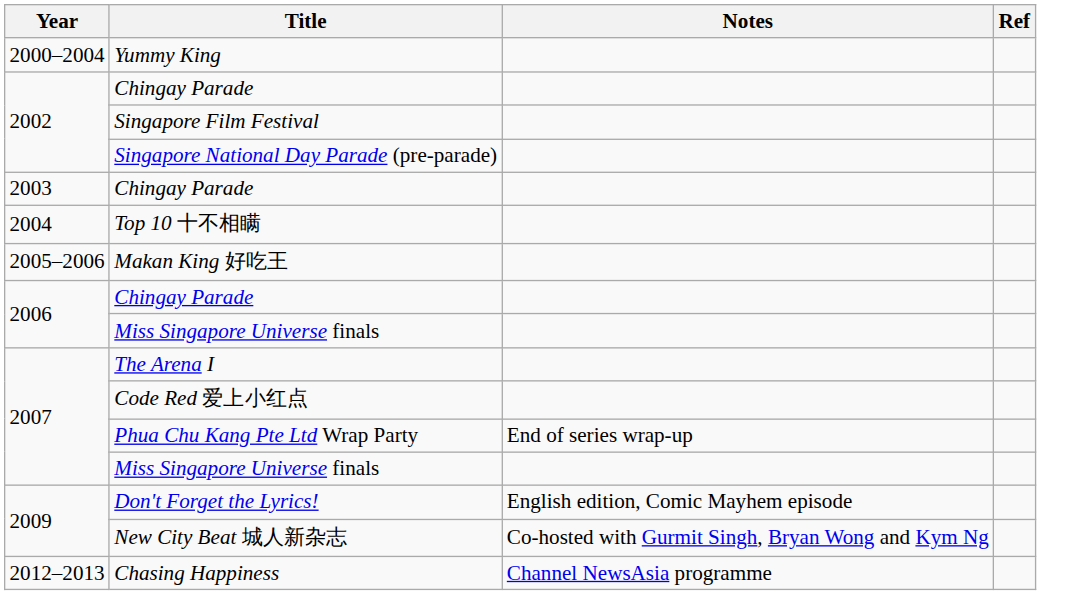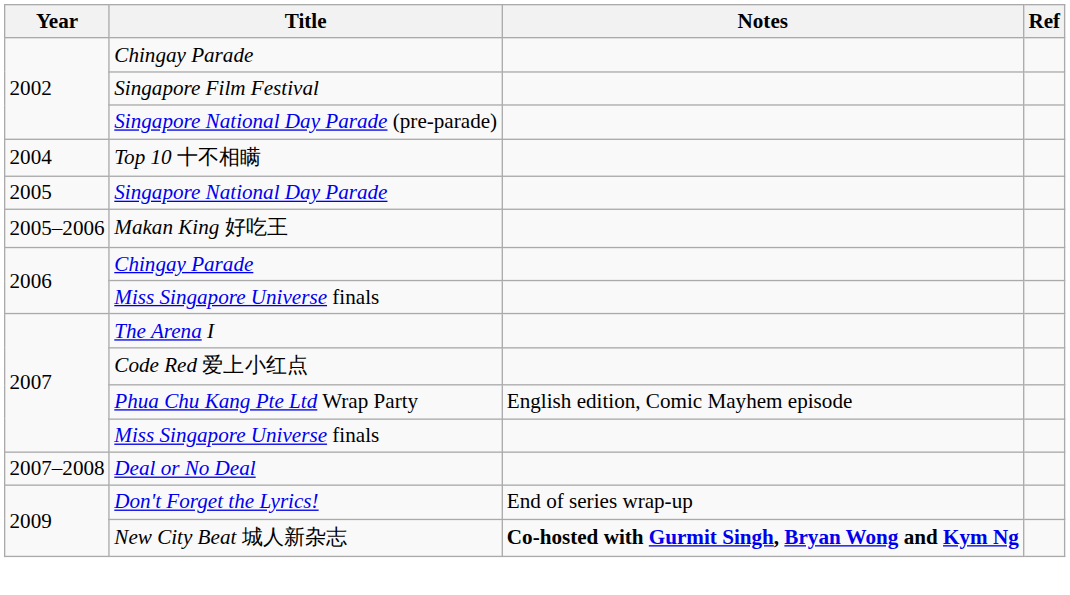- row: (57, 54)
- row: (31, 188)
+ row: (31, 192)
(600, 435) End of series wrap-up -> (680, 401) English edition, Comic Mayhem episode
+ row: (57, 468)
(680, 502) English edition, Comic Mayhem episode -> (600, 502) End of series wrap-up
(748, 537) normal -> (763, 537) bold
- row: (57, 573)
